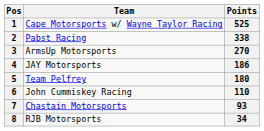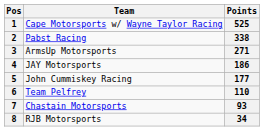(242, 52) 270 -> (242, 52) 271
(56, 79) Team Pelfrey -> (79, 79) John Cummiskey Racing
(242, 79) 180 -> (242, 79) 177
(79, 93) John Cummiskey Racing -> (56, 93) Team Pelfrey
